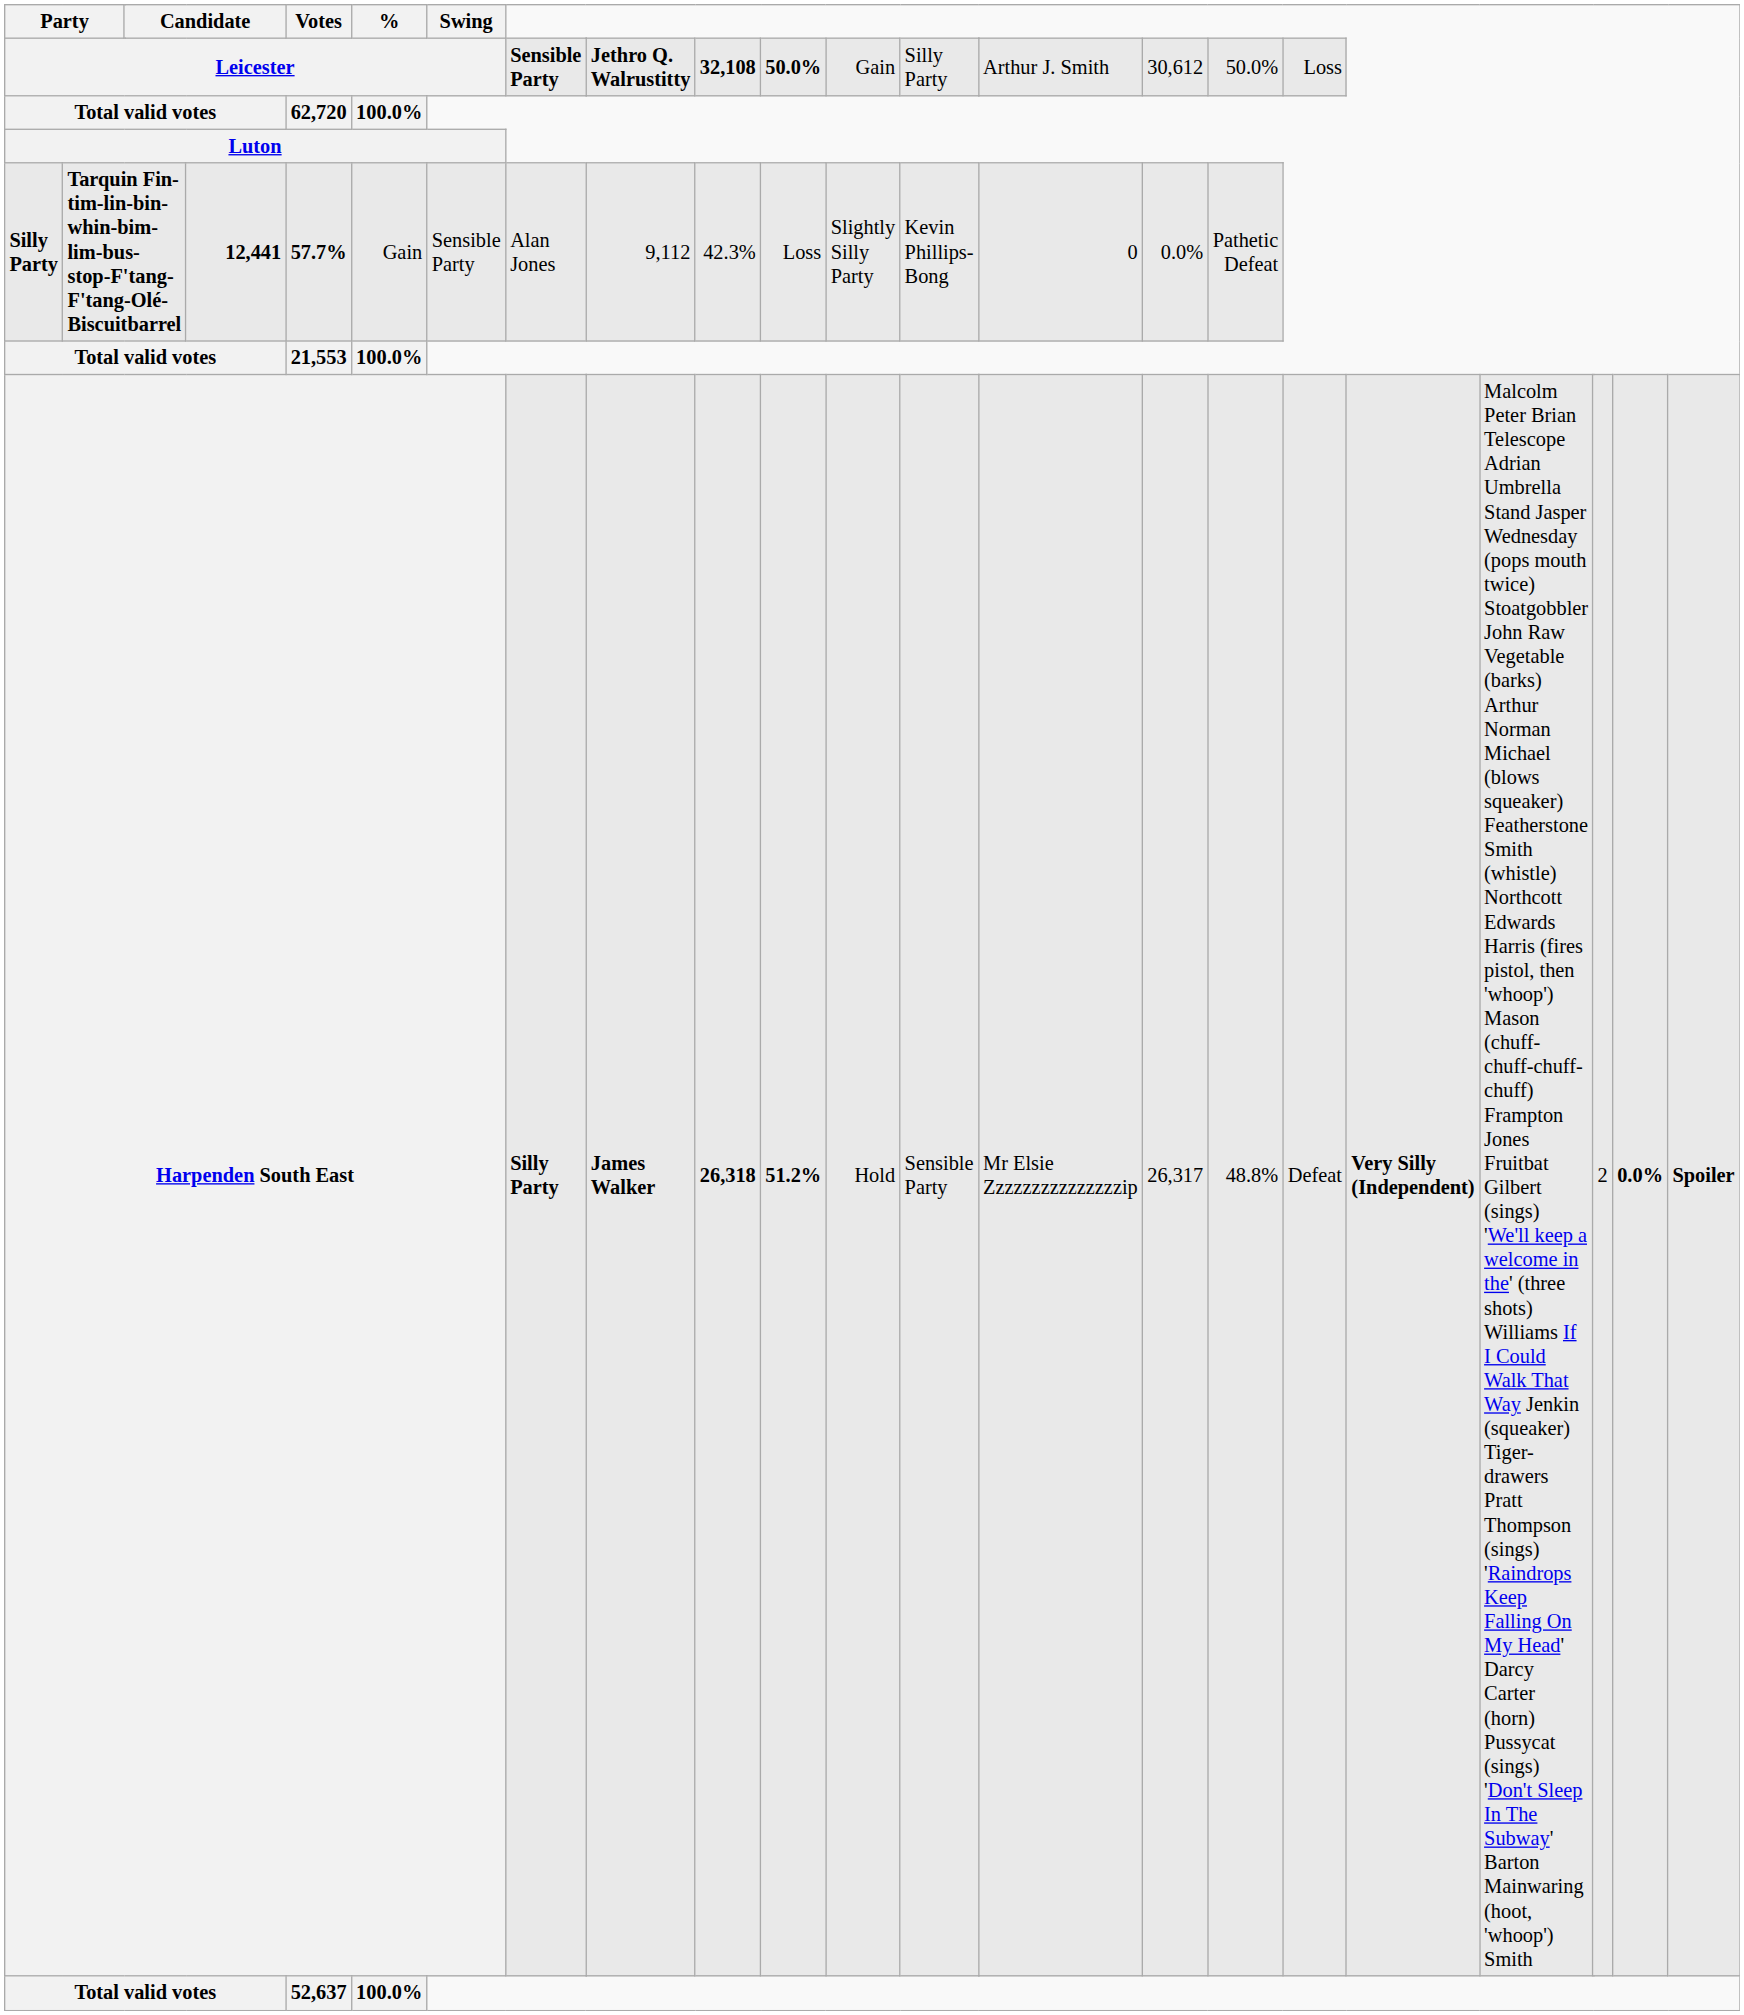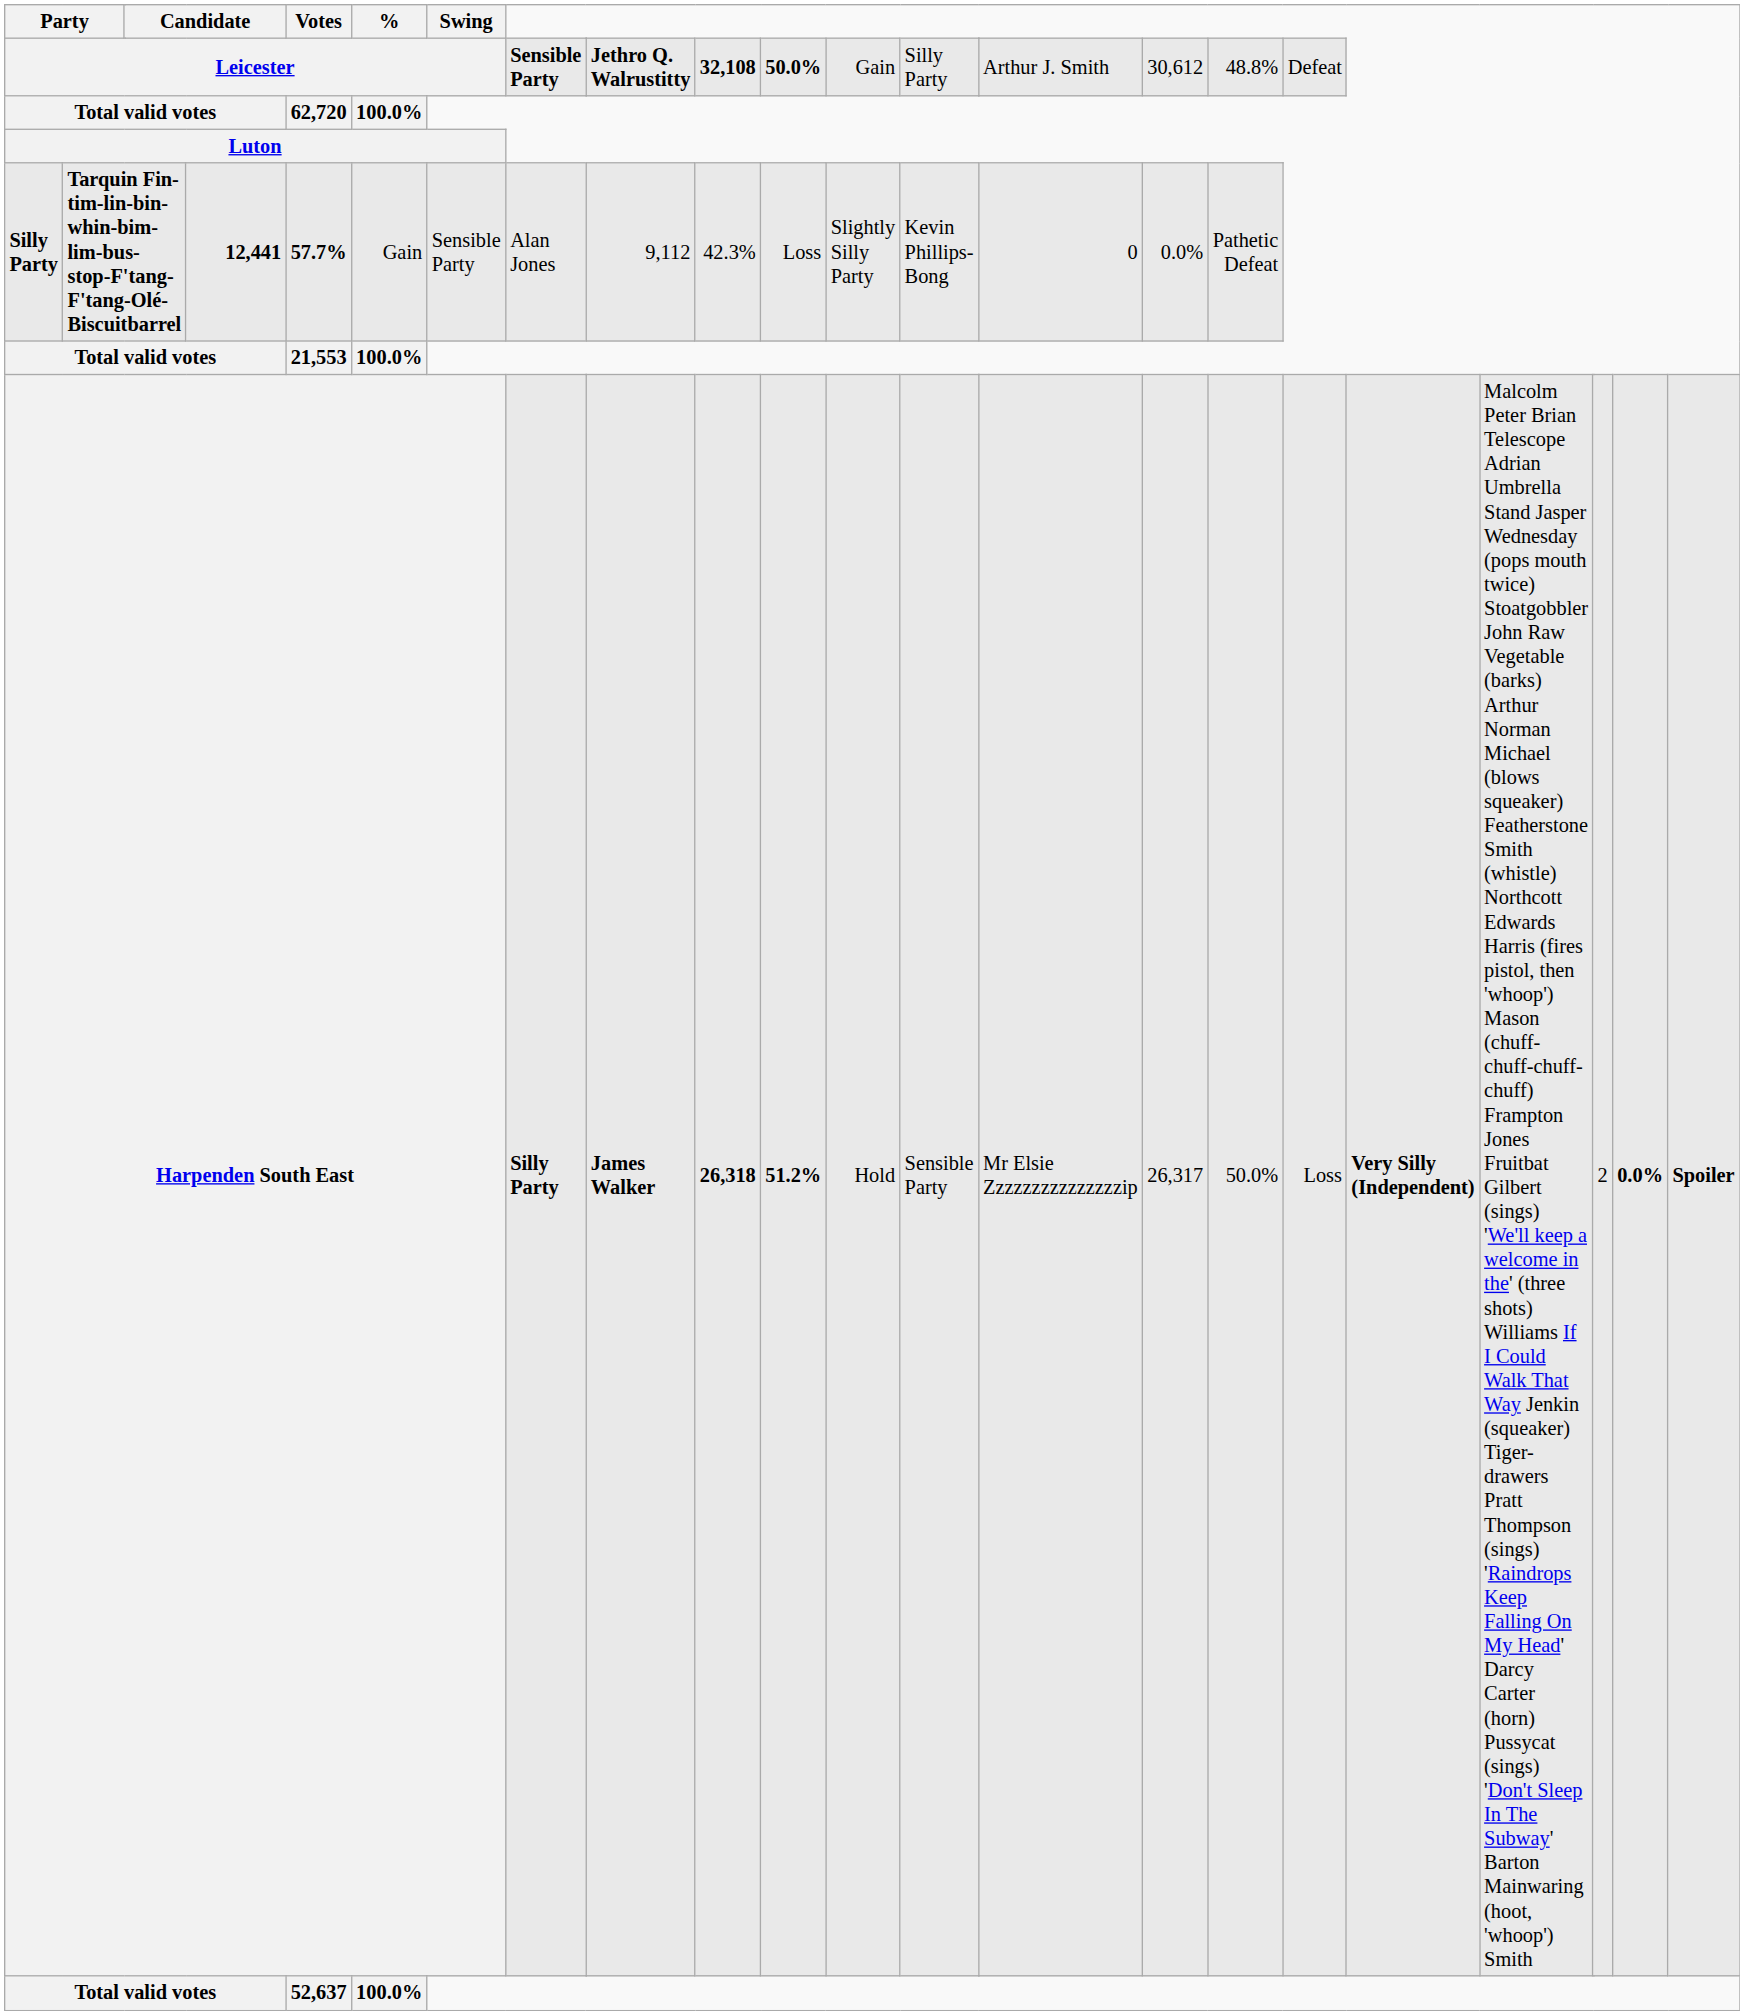(1252, 67) 50.0% -> (1252, 67) 48.8%
(1323, 67) Loss -> (1315, 67) Defeat
(1252, 1175) 48.8% -> (1252, 1175) 50.0%
(1315, 1175) Defeat -> (1323, 1175) Loss
